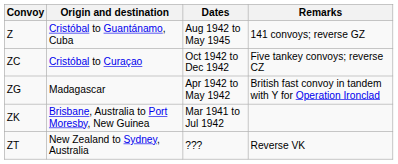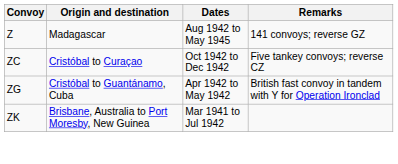(107, 34) Cristóbal to Guantánamo, Cuba -> (77, 34) Madagascar
(77, 90) Madagascar -> (107, 90) Cristóbal to Guantánamo, Cuba
- row: (13, 145)
